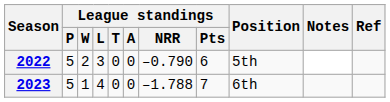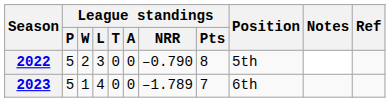(204, 62) 6 -> (204, 62) 8
(168, 85) –1.788 -> (168, 85) –1.789
